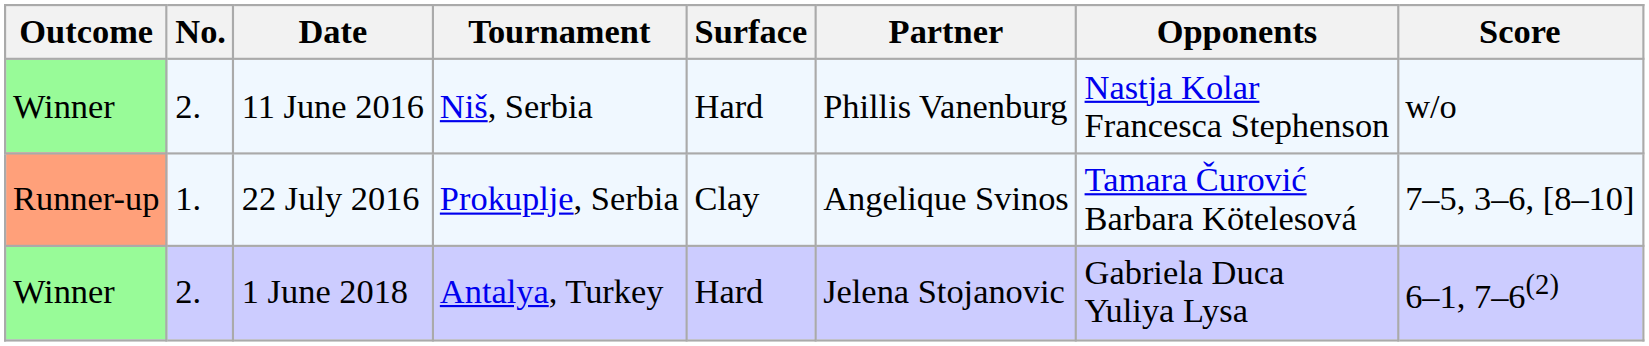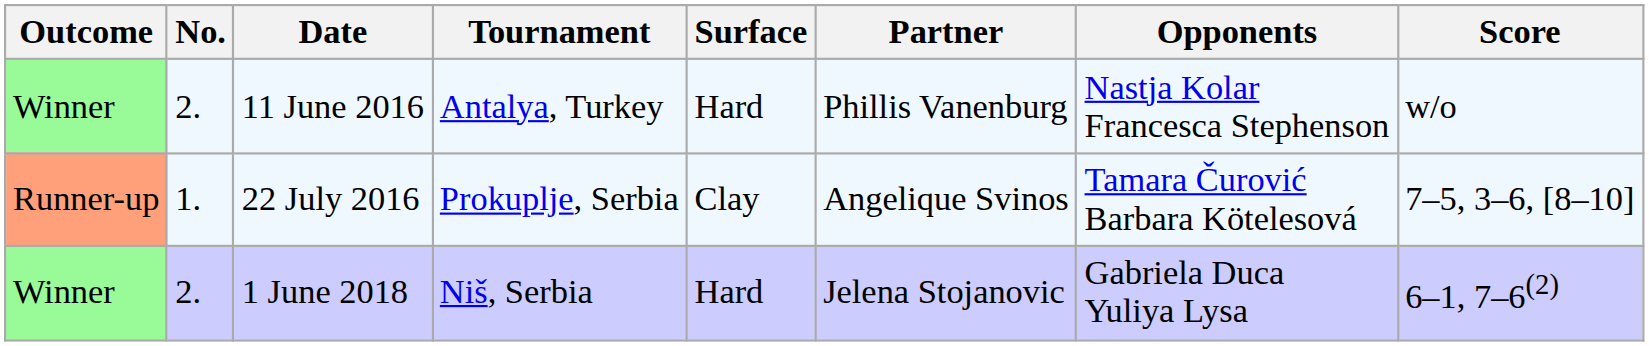(516, 105) Niš, Serbia -> (552, 105) Antalya, Turkey
(552, 292) Antalya, Turkey -> (516, 292) Niš, Serbia
